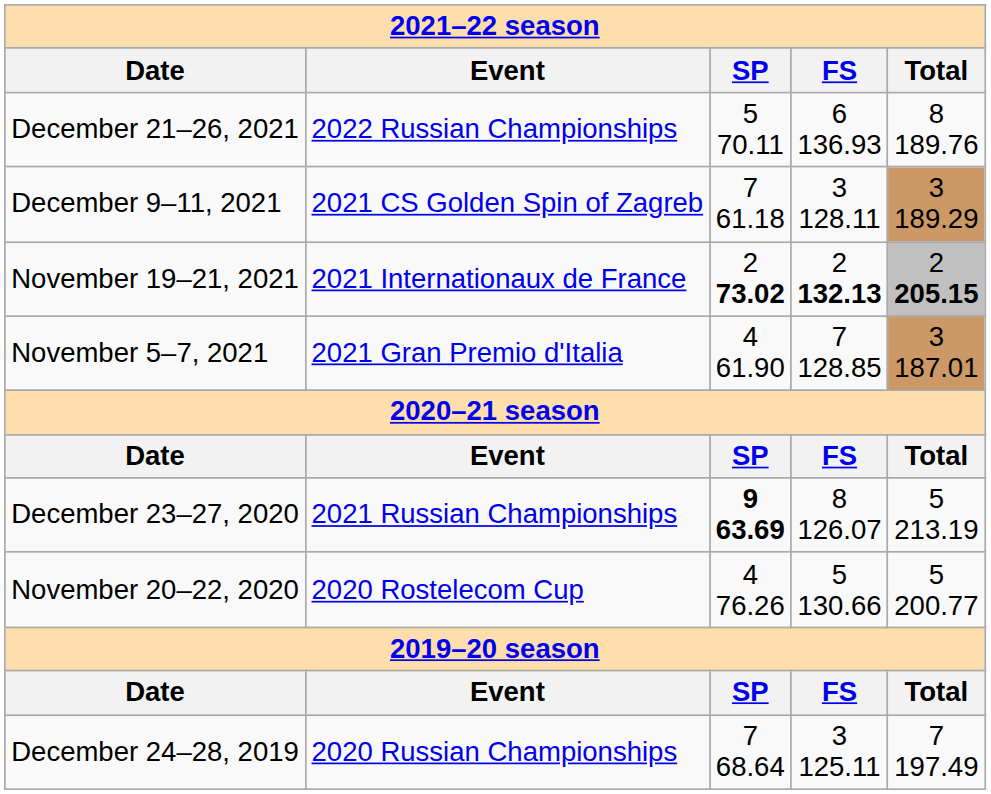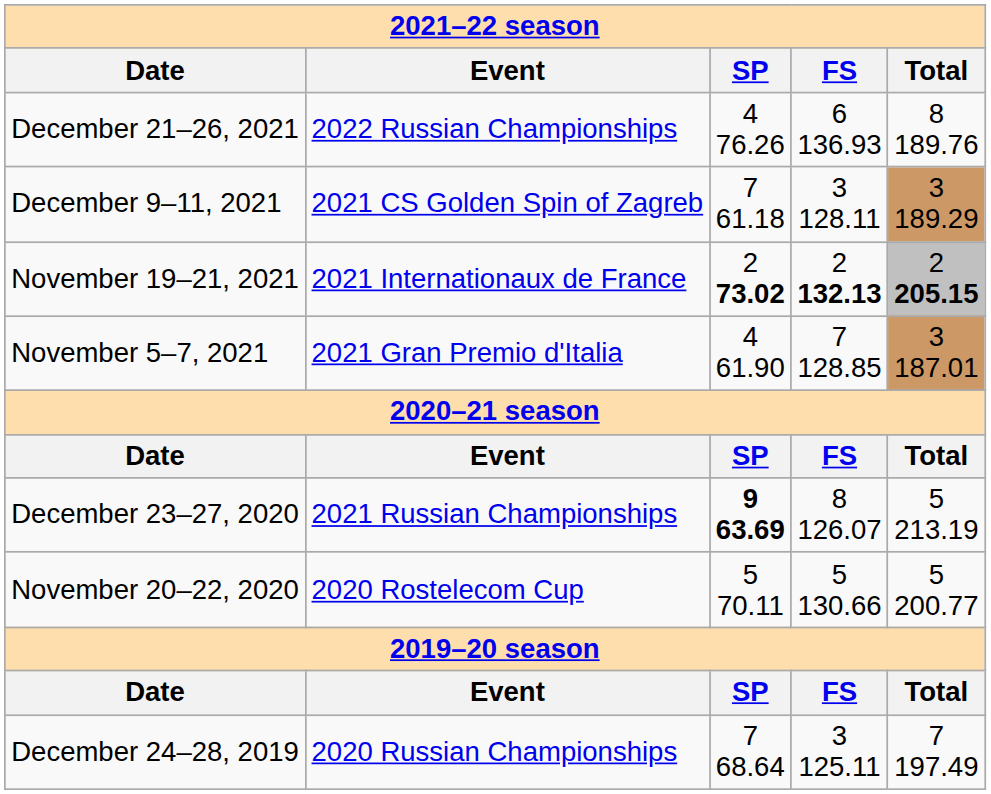(750, 129) 5 70.11 -> (750, 129) 4 76.26
(750, 589) 4 76.26 -> (750, 589) 5 70.11
